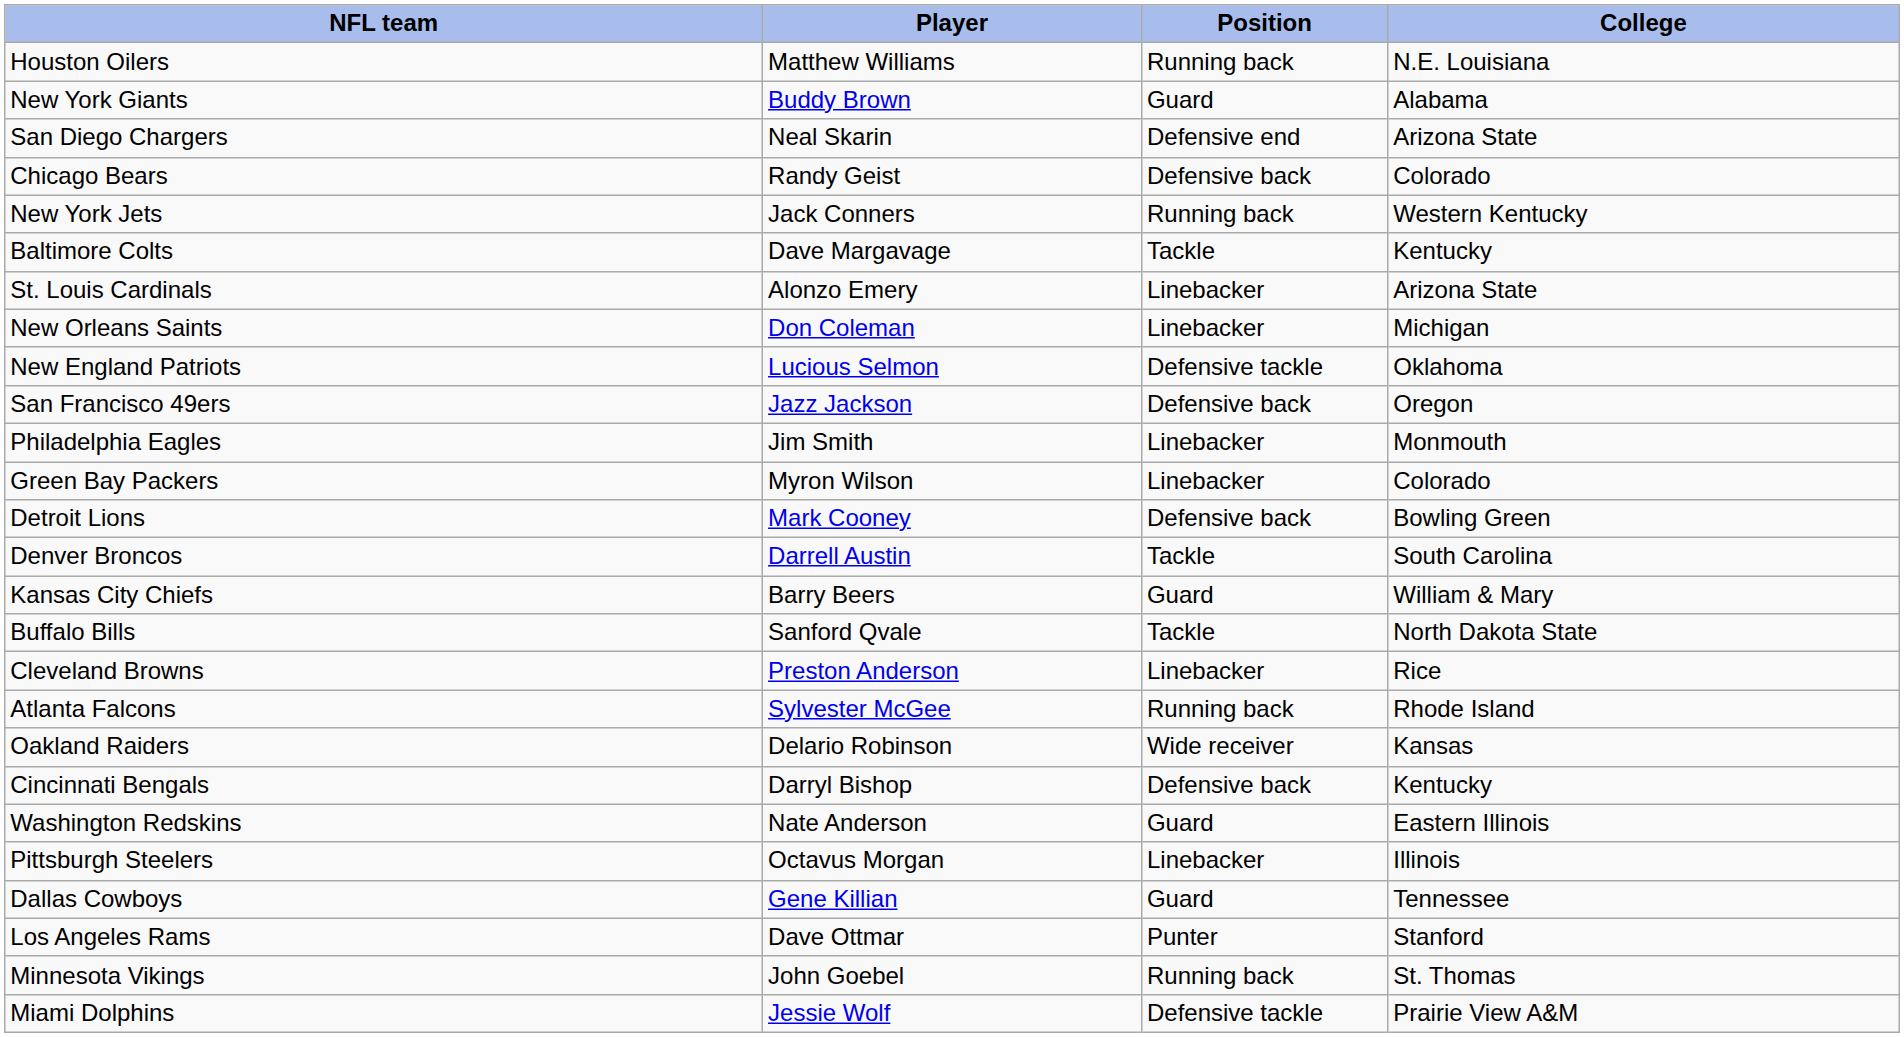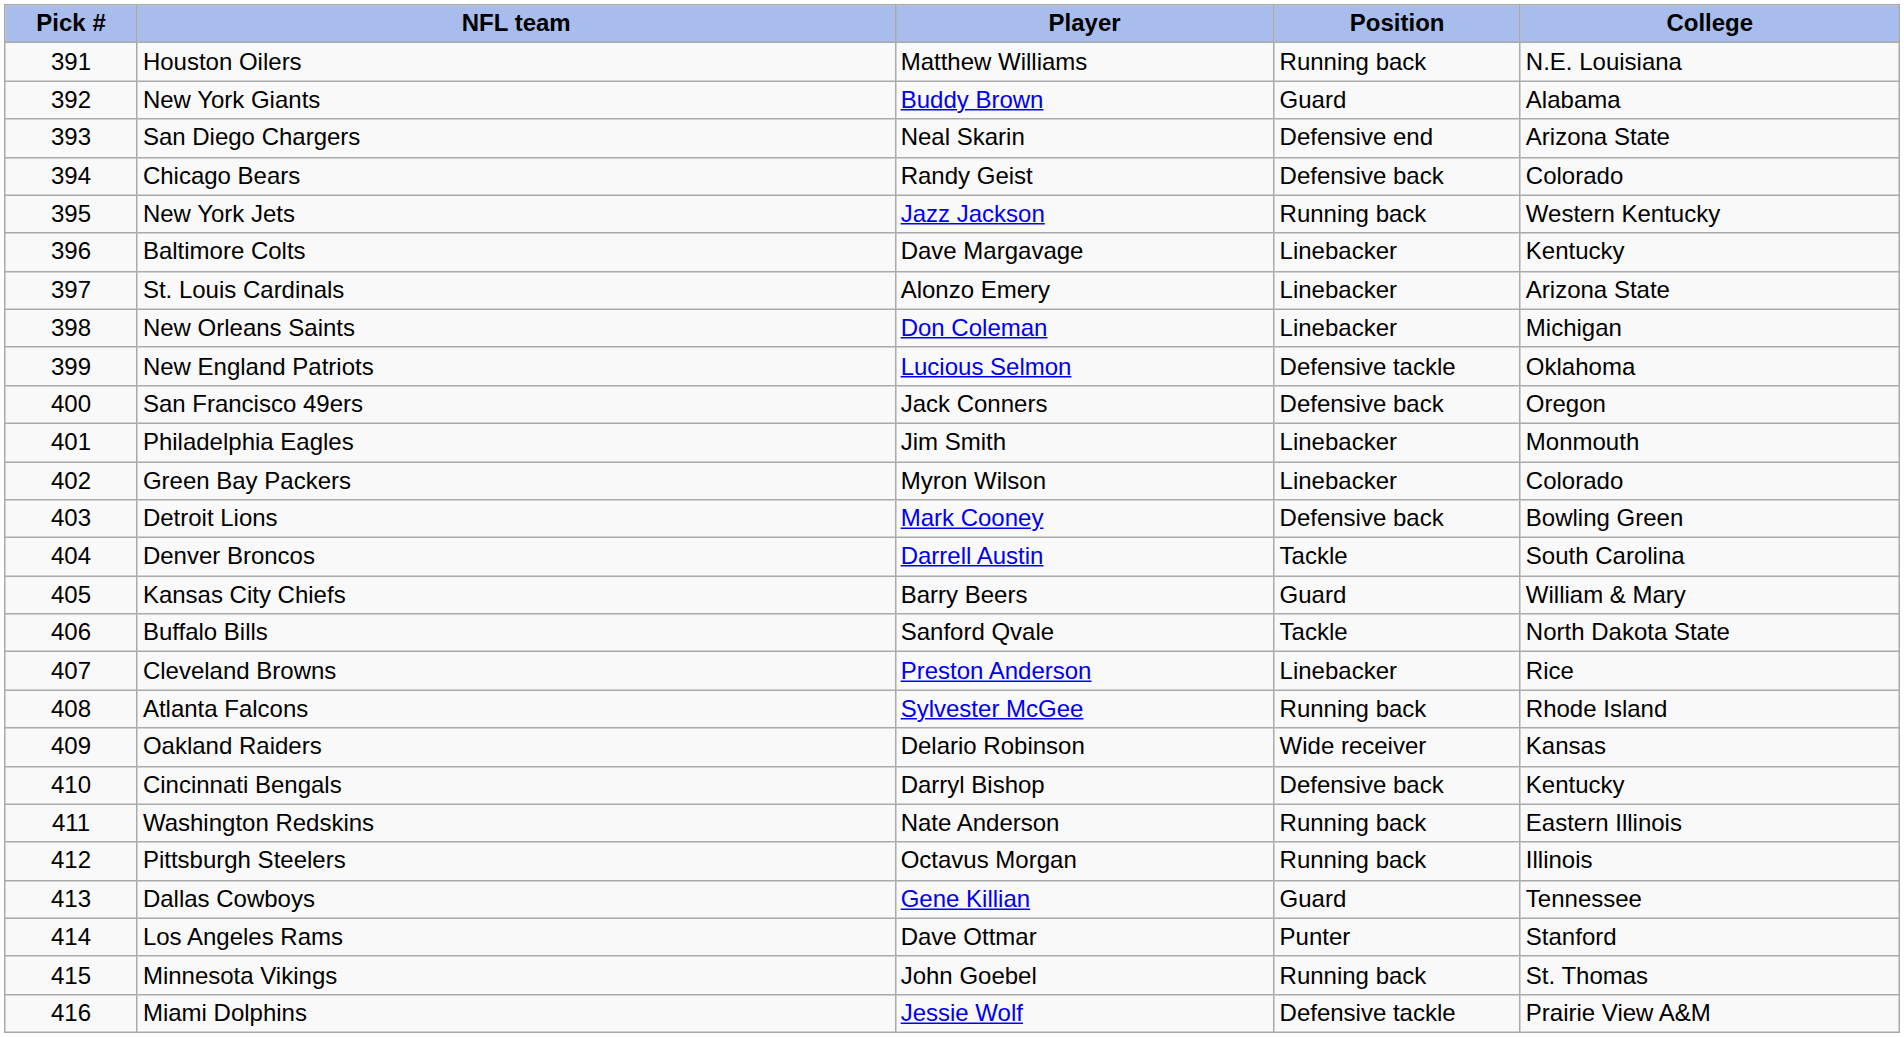+ column: (71, 23)
(841, 213) Jack Conners -> (973, 213) Jazz Jackson
(1181, 251) Tackle -> (1338, 251) Linebacker
(840, 404) Jazz Jackson -> (974, 404) Jack Conners
(1180, 822) Guard -> (1353, 822) Running back
(1206, 860) Linebacker -> (1353, 860) Running back
